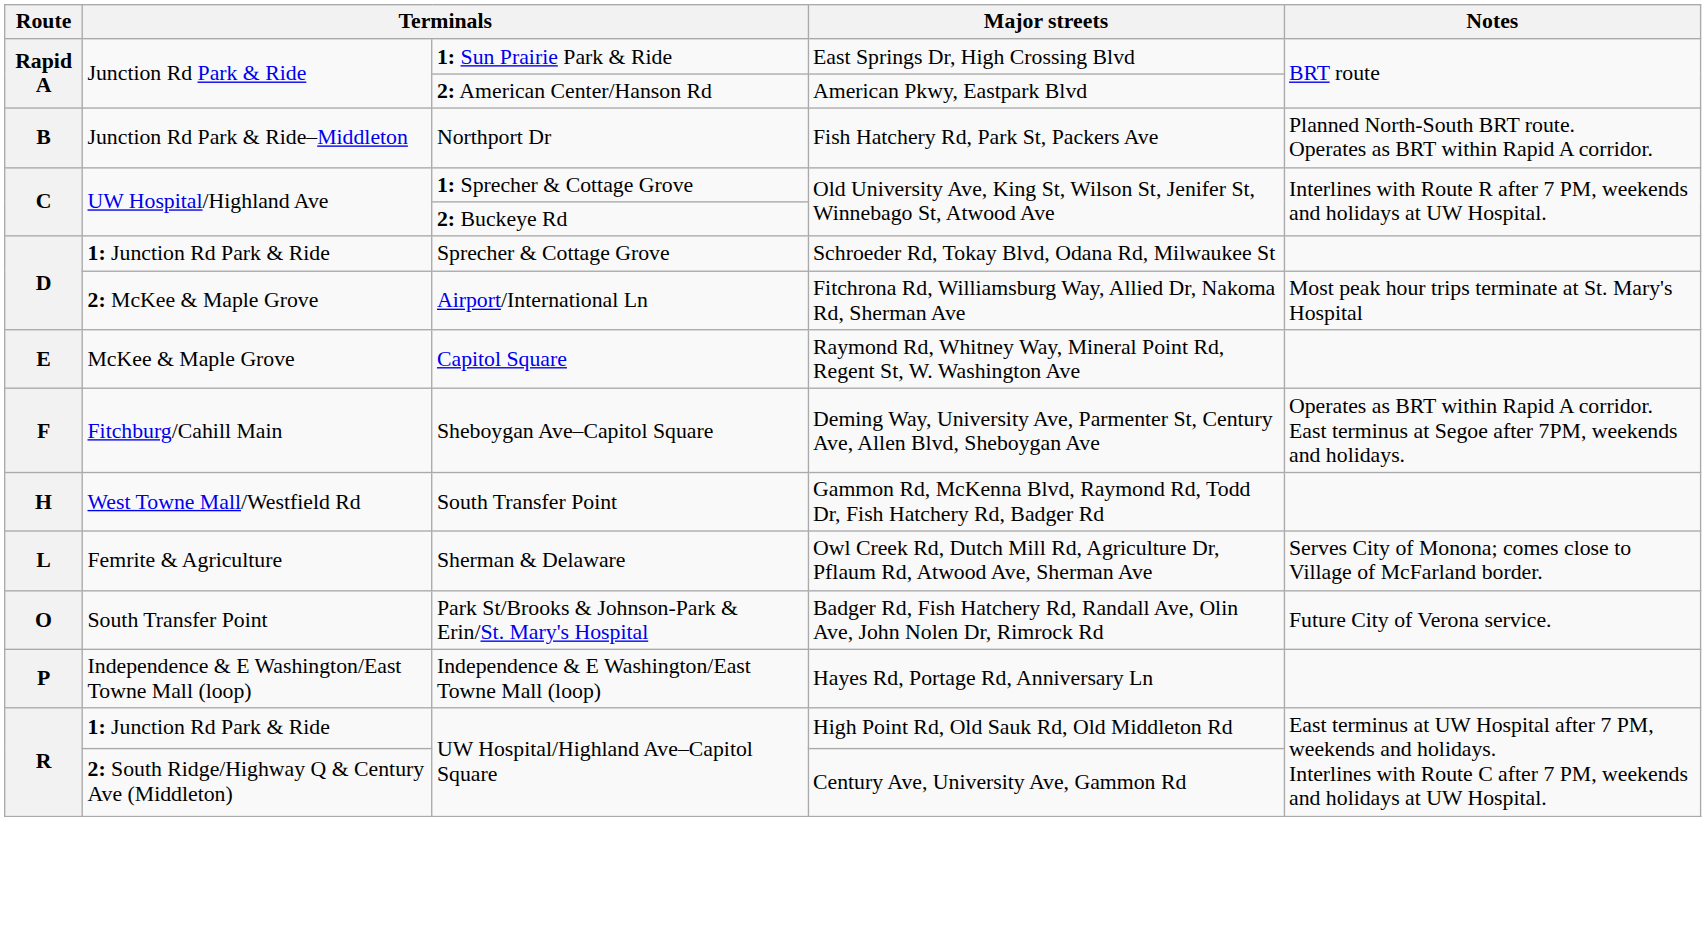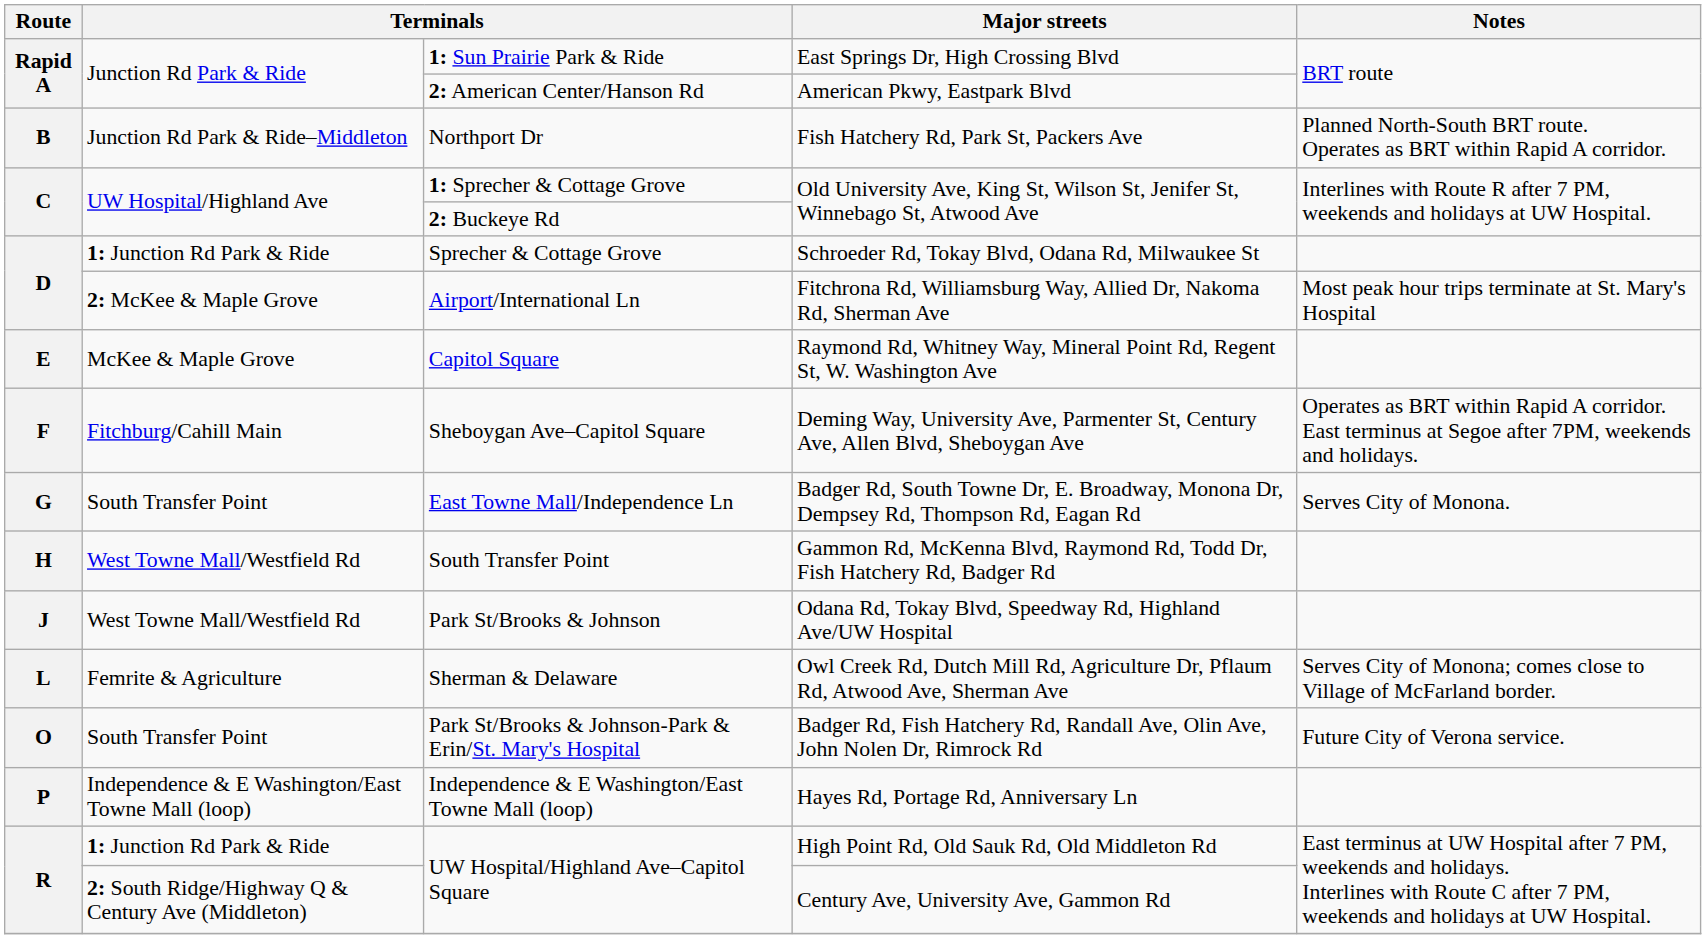+ row: (581, 501)
+ row: (545, 619)
